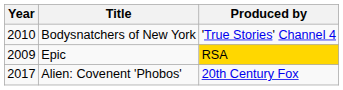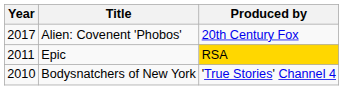rows swapped: (119, 34) <-> (111, 74)
(21, 54) 2009 -> (21, 54) 2011
